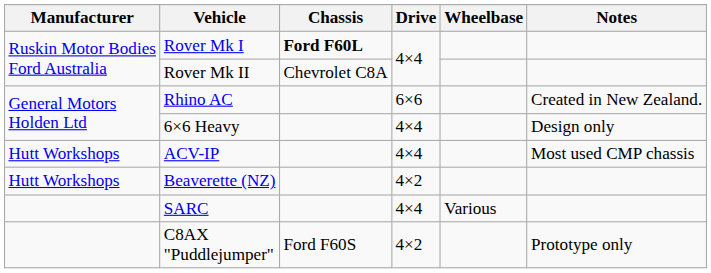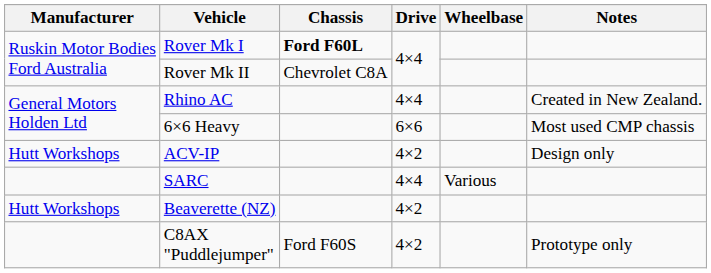(409, 99) 6×6 -> (409, 99) 4×4
(409, 126) 4×4 -> (409, 126) 6×6
(573, 126) Design only -> (613, 126) Most used CMP chassis
(409, 153) 4×4 -> (409, 153) 4×2
(613, 153) Most used CMP chassis -> (573, 153) Design only
rows swapped: (186, 208) <-> (220, 180)
